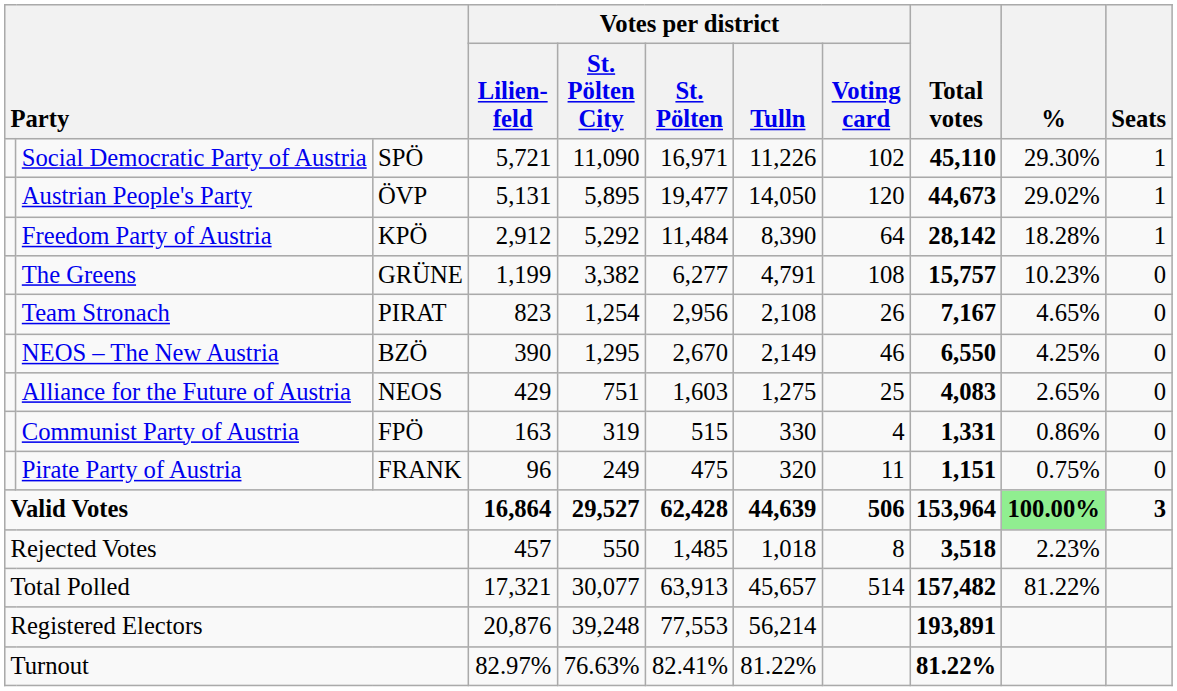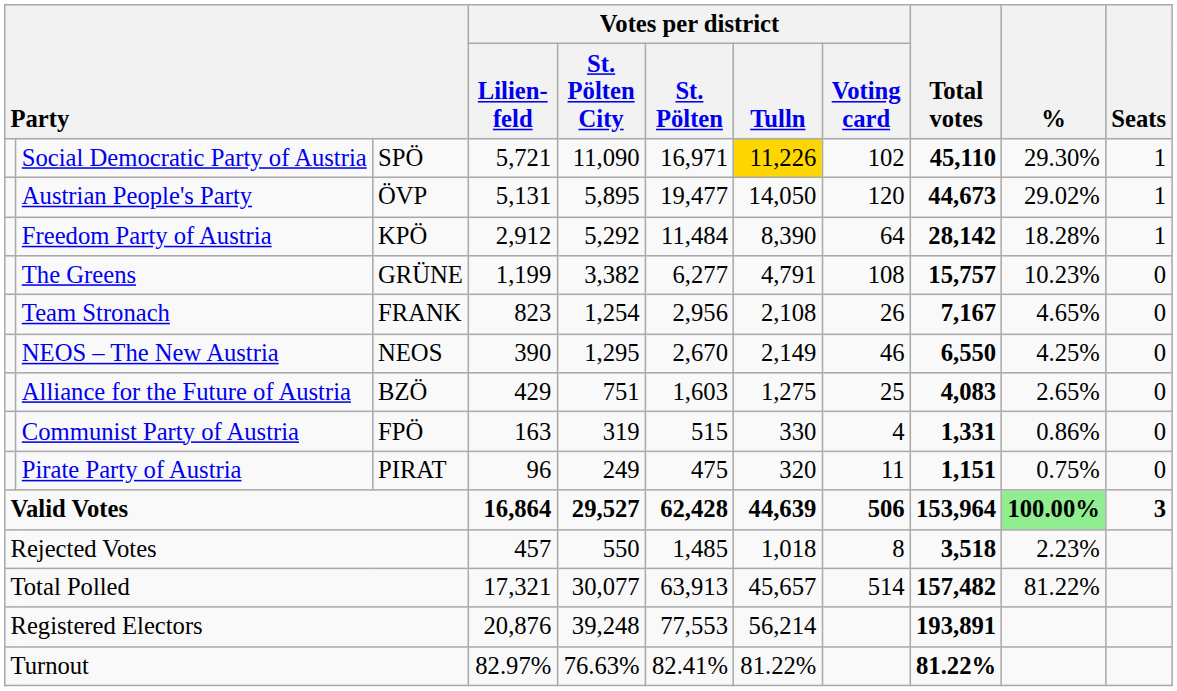(783, 157) no background -> (783, 157) gold background
(412, 313) PIRAT -> (420, 313) FRANK
(403, 353) BZÖ -> (410, 353) NEOS
(410, 392) NEOS -> (403, 392) BZÖ
(420, 470) FRANK -> (412, 470) PIRAT
